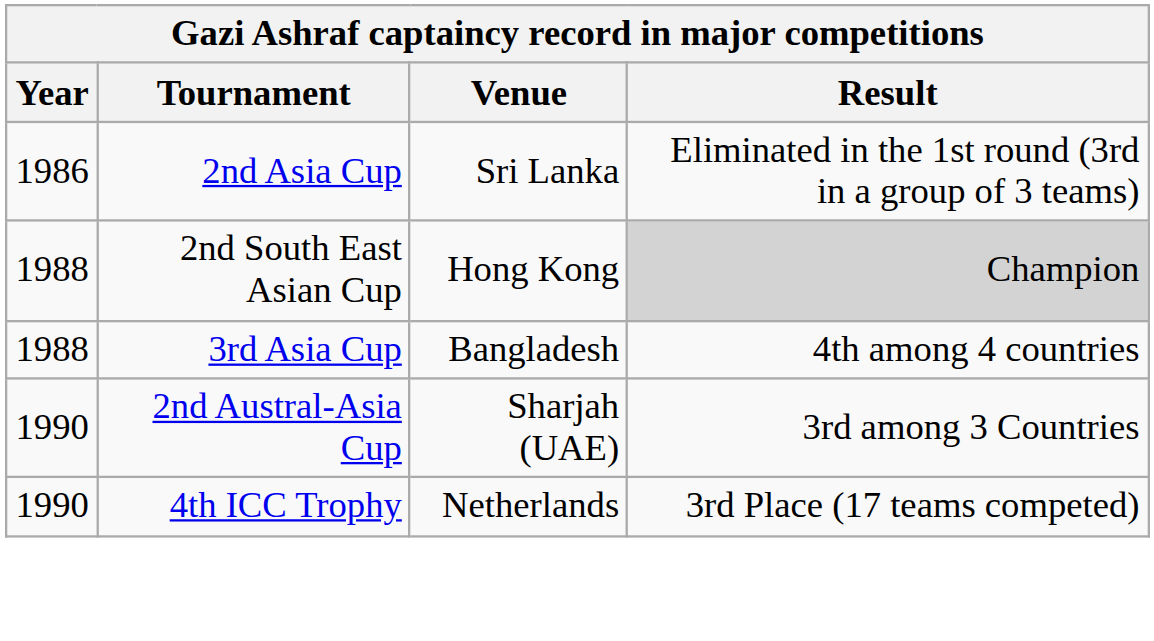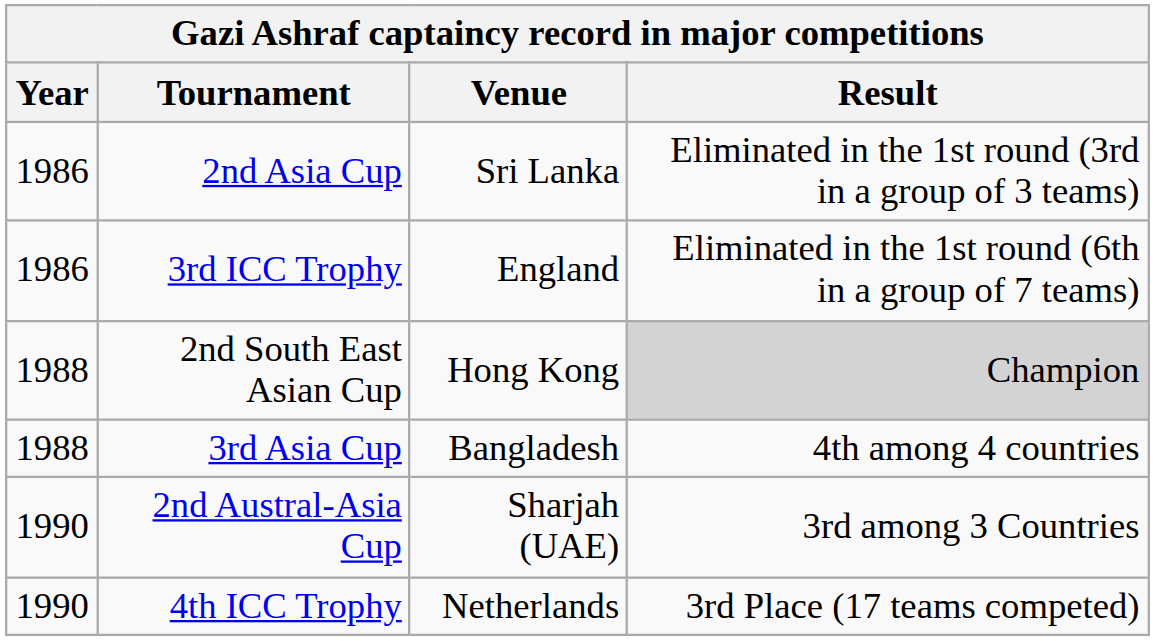+ row: (285, 269)
